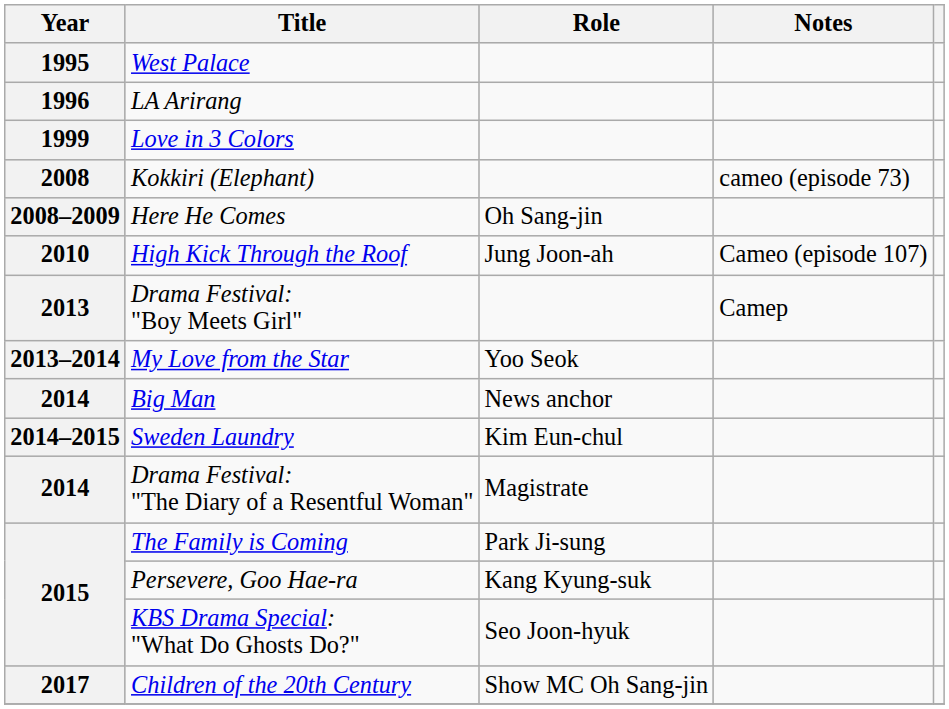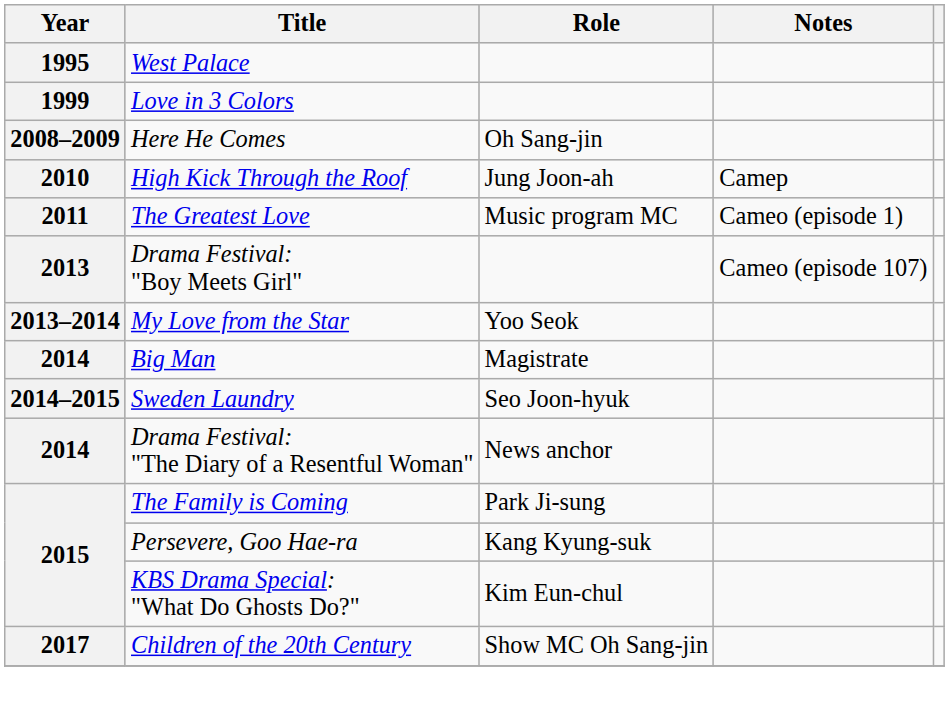- row: (186, 100)
- row: (223, 178)
(823, 255) Cameo (episode 107) -> (754, 178) Camep
+ row: (220, 216)
(754, 307) Camep -> (823, 268) Cameo (episode 107)
(548, 398) News anchor -> (537, 359) Magistrate
(554, 436) Kim Eun-chul -> (557, 398) Seo Joon-hyuk
(537, 489) Magistrate -> (548, 450) News anchor
(557, 632) Seo Joon-hyuk -> (554, 593) Kim Eun-chul
